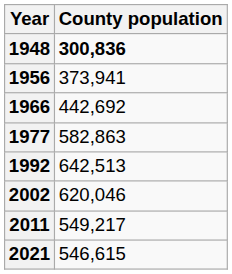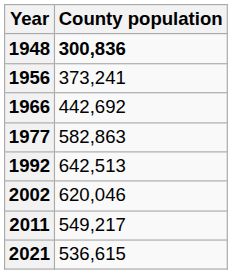(92, 78) 373,941 -> (92, 78) 373,241
(92, 254) 546,615 -> (92, 254) 536,615
